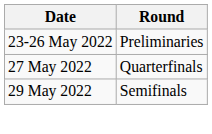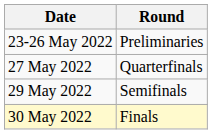+ row: (50, 116)
